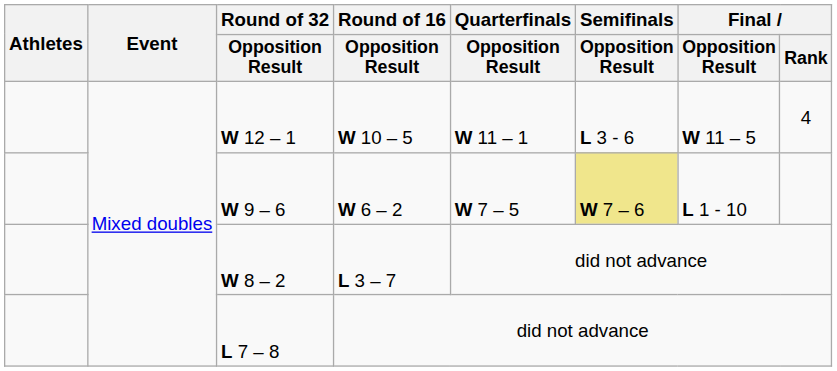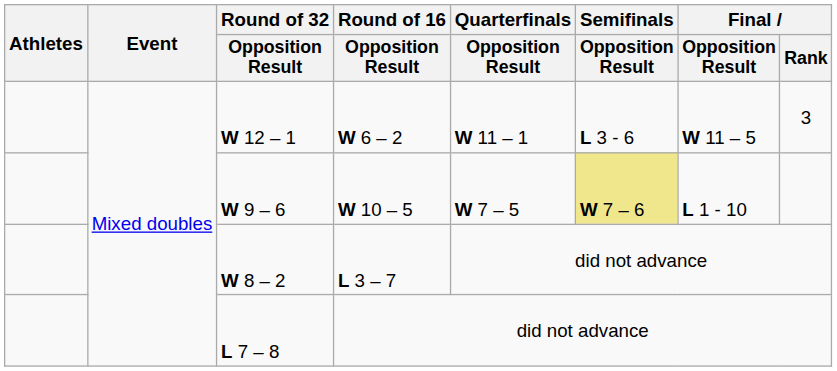(375, 138) W 10 – 5 -> (370, 138) W 6 – 2
(806, 118) 4 -> (806, 118) 3
(370, 210) W 6 – 2 -> (375, 210) W 10 – 5
